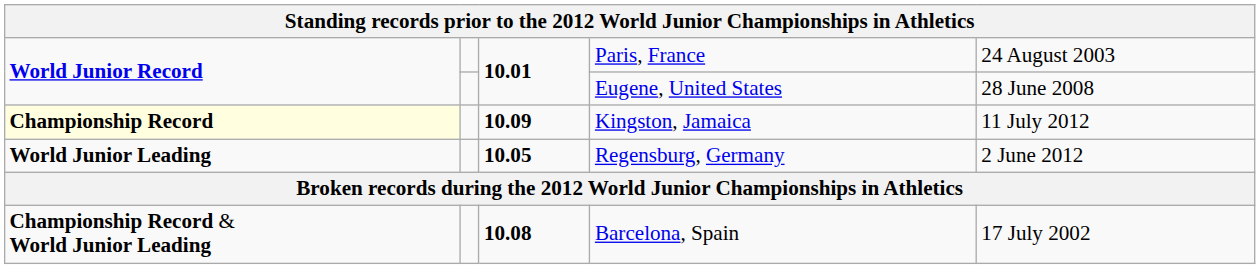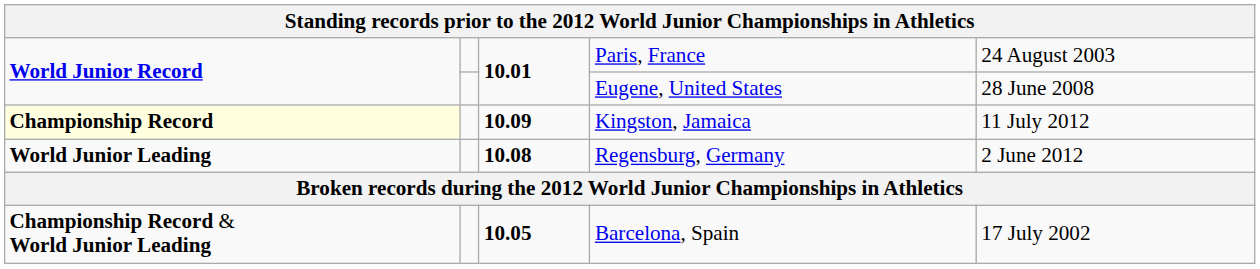(508, 155) 10.05 -> (508, 155) 10.08
(508, 234) 10.08 -> (508, 234) 10.05
